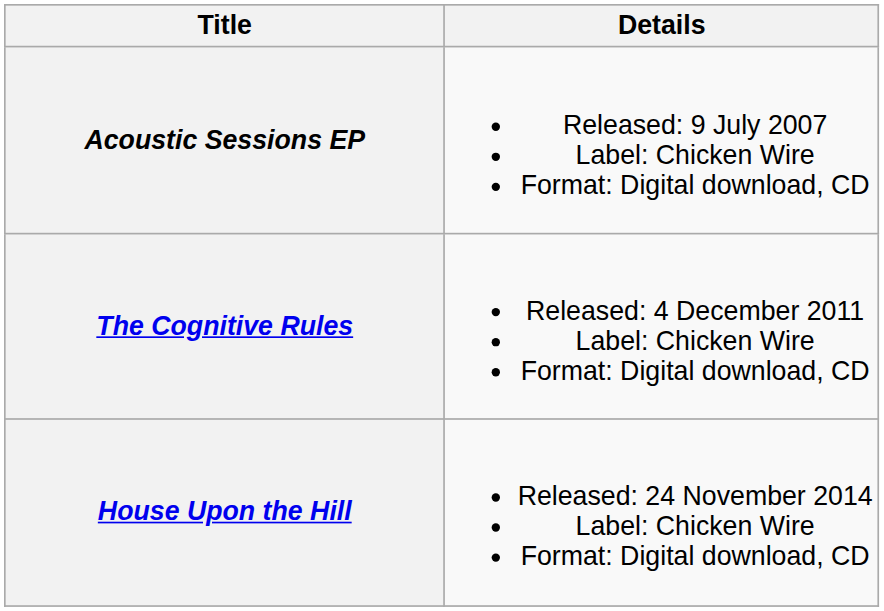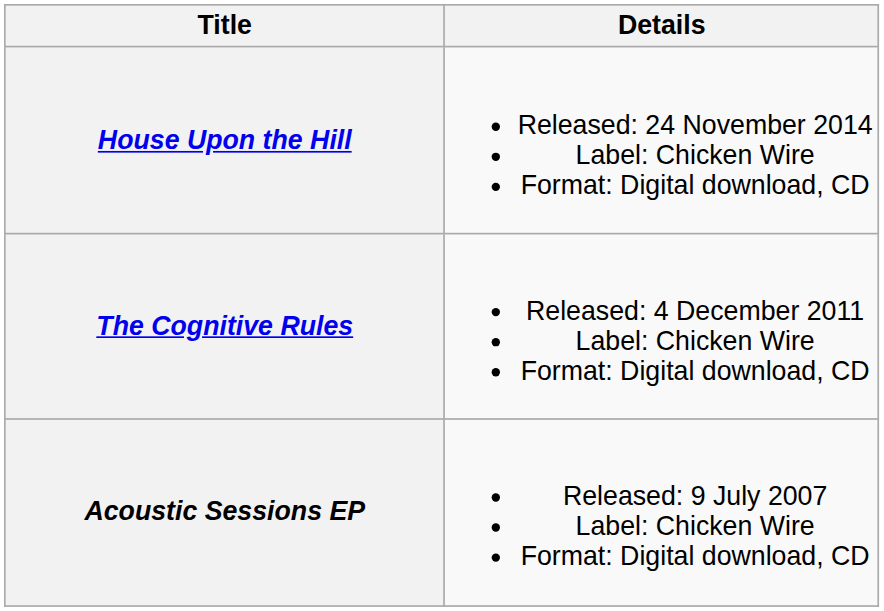rows swapped: (225, 139) <-> (225, 511)
